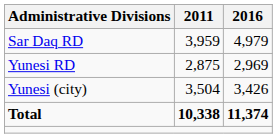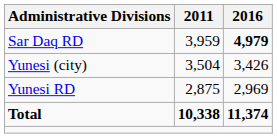(251, 41) normal -> (251, 41) bold
rows swapped: (42, 65) <-> (47, 89)
